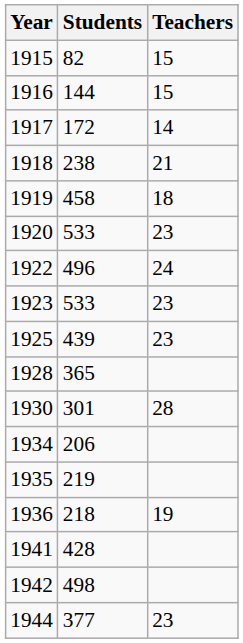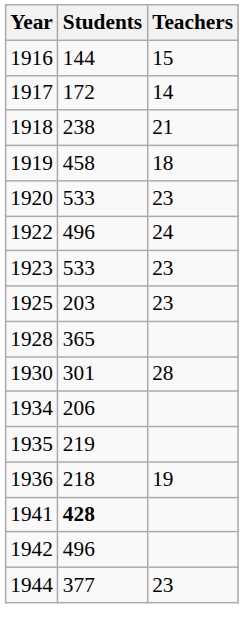- row: (32, 57)
(79, 338) 439 -> (79, 303) 203
(79, 549) normal -> (79, 514) bold
(79, 584) 498 -> (79, 549) 496
